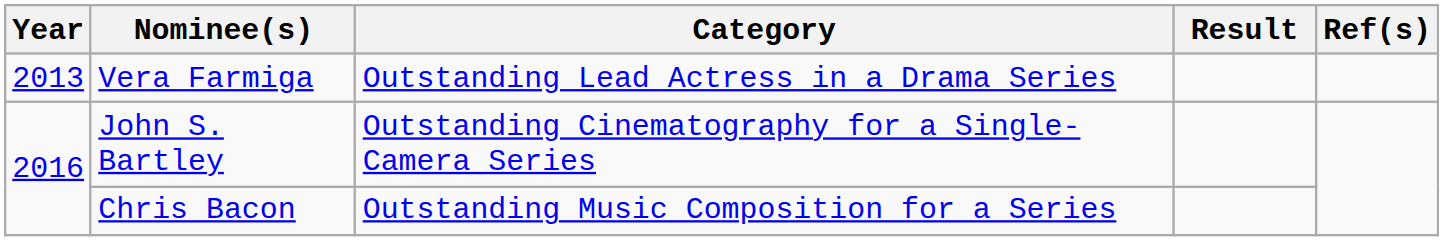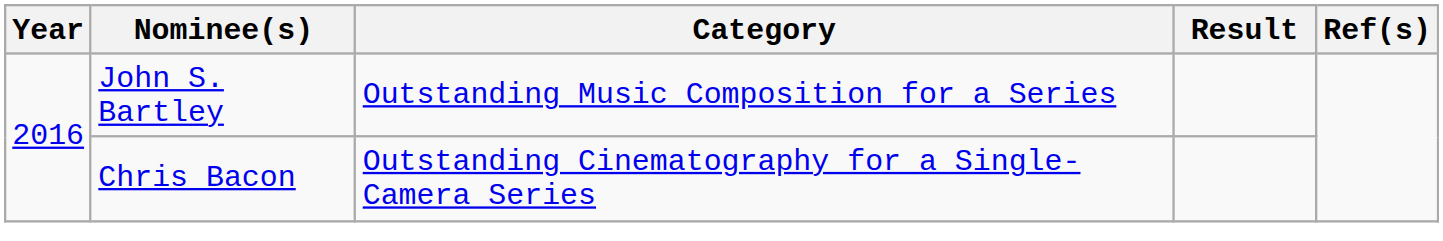- row: (206, 78)
(722, 144) Outstanding Cinematography for a Single-Camera Series -> (740, 95) Outstanding Music Composition for a Series
(740, 210) Outstanding Music Composition for a Series -> (722, 179) Outstanding Cinematography for a Single-Camera Series
